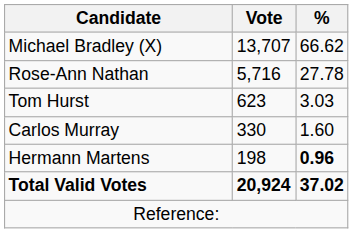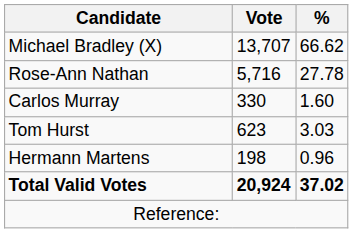rows swapped: (49, 102) <-> (64, 130)
(317, 158) bold -> (317, 158) normal
